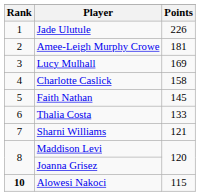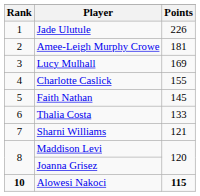(179, 81) 158 -> (179, 81) 155
(179, 183) normal -> (179, 183) bold
